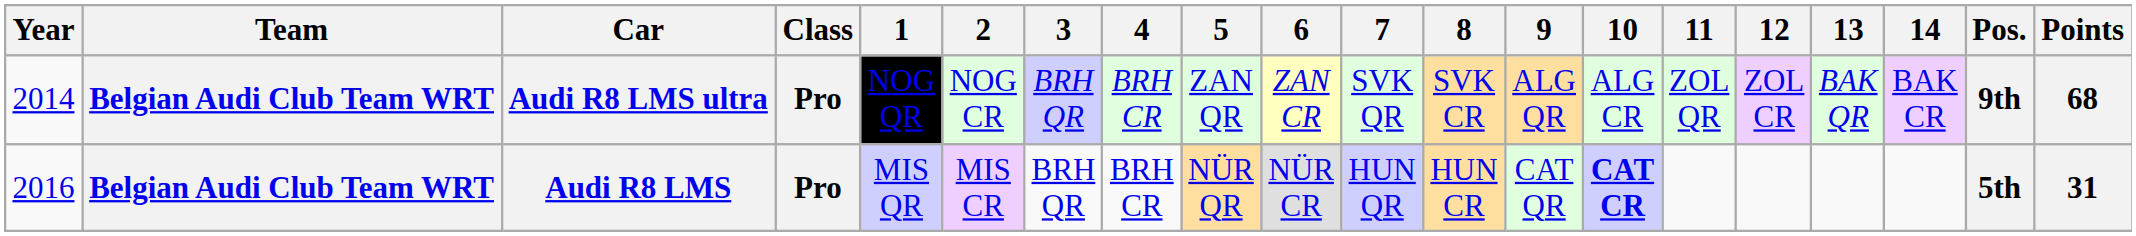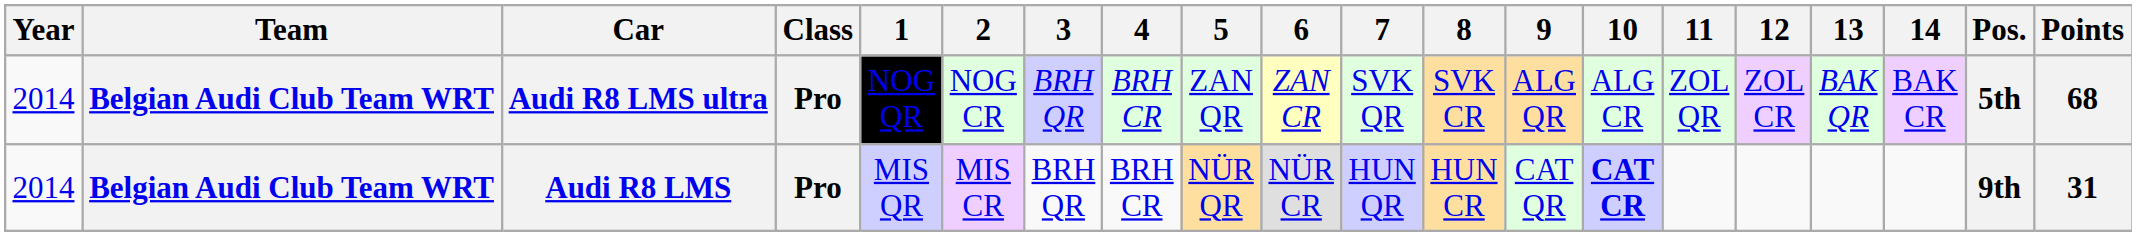(1999, 99) 9th -> (1999, 99) 5th
(43, 186) 2016 -> (43, 186) 2014
(1999, 186) 5th -> (1999, 186) 9th
